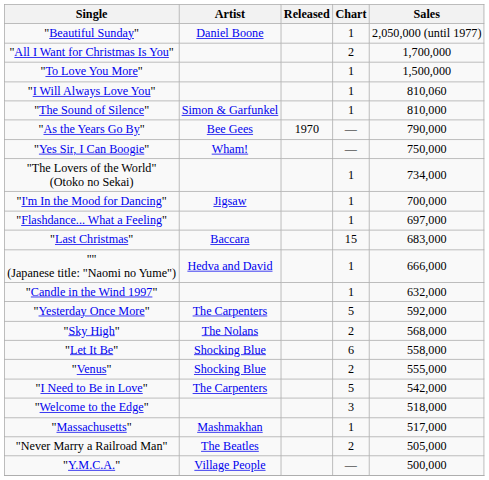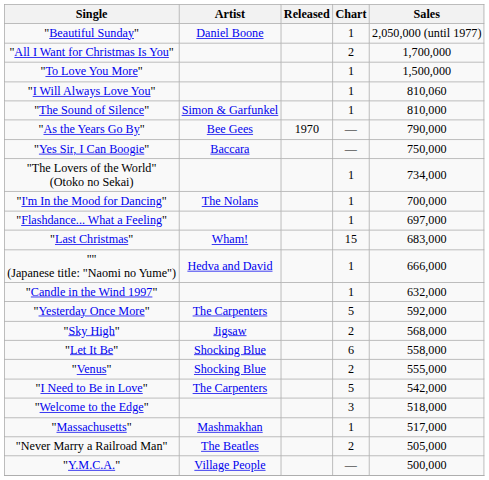(230, 149) Wham! -> (230, 149) Baccara
(230, 201) Jigsaw -> (230, 201) The Nolans
(230, 239) Baccara -> (230, 239) Wham!
(230, 330) The Nolans -> (230, 330) Jigsaw
